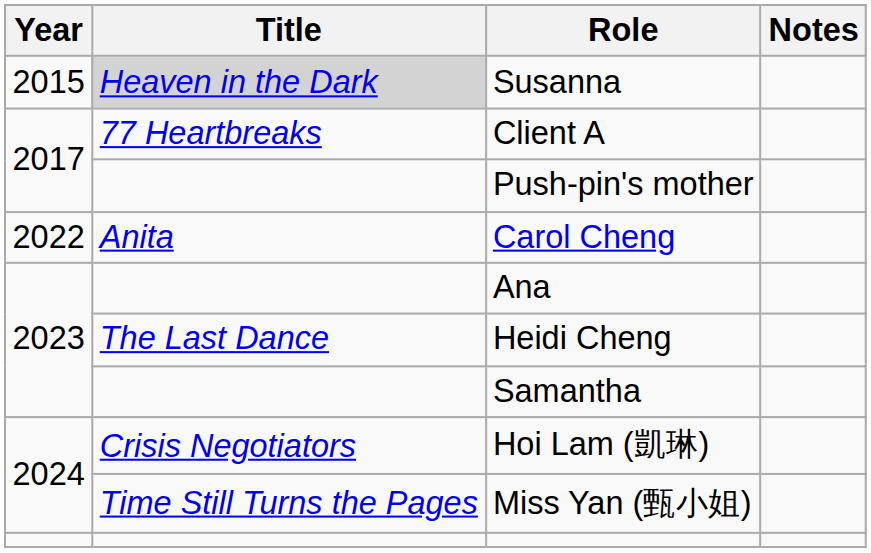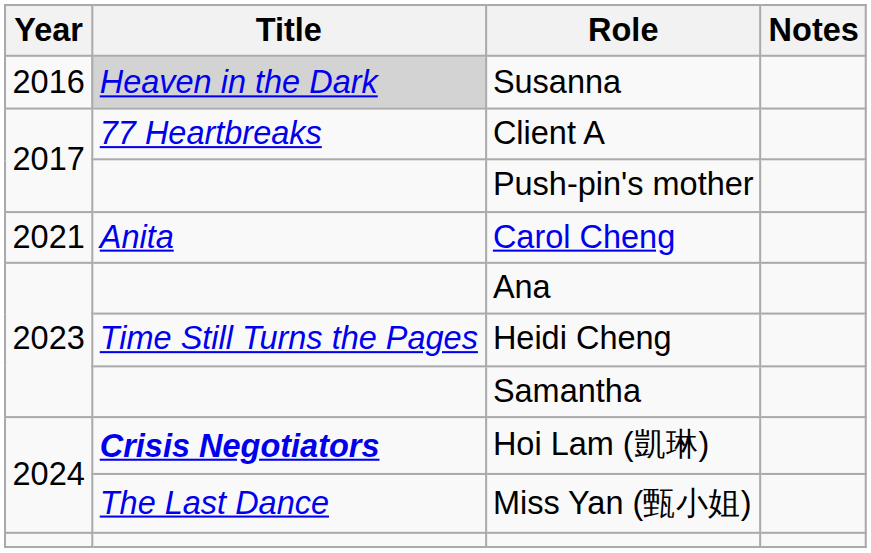(49, 81) 2015 -> (49, 81) 2016
(49, 236) 2022 -> (49, 236) 2021
(214, 339) The Last Dance -> (289, 339) Time Still Turns the Pages
(228, 445) normal -> (240, 445) bold
(289, 502) Time Still Turns the Pages -> (214, 502) The Last Dance
